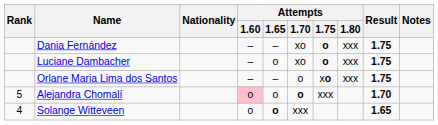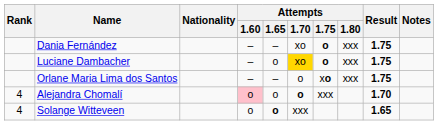(300, 62) no background -> (300, 62) gold background
(19, 95) 5 -> (19, 95) 4
